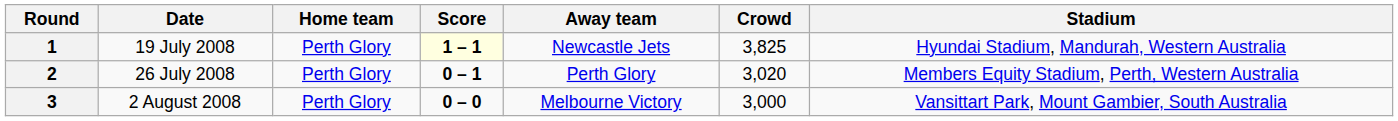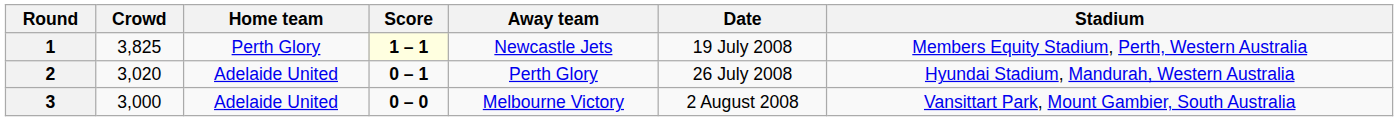columns swapped: (185, 18) <-> (764, 18)
(1101, 46) Hyundai Stadium, Mandurah, Western Australia -> (1110, 46) Members Equity Stadium, Perth, Western Australia
(346, 74) Perth Glory -> (276, 74) Adelaide United
(1101, 74) Members Equity Stadium, Perth, Western Australia -> (1110, 74) Hyundai Stadium, Mandurah, Western Australia
(346, 102) Perth Glory -> (276, 102) Adelaide United
